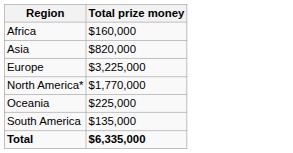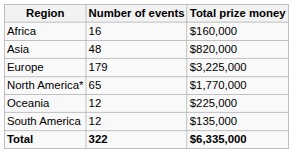+ column: (137, 13)
